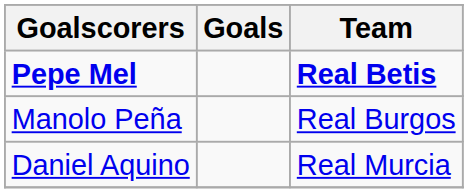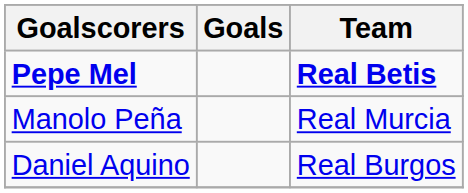(376, 119) Real Burgos -> (374, 119) Real Murcia
(374, 165) Real Murcia -> (376, 165) Real Burgos
